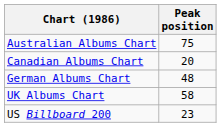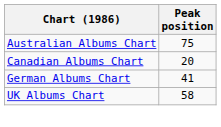(188, 78) 48 -> (188, 78) 41
- row: (59, 114)
